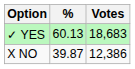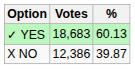columns swapped: (108, 14) <-> (68, 14)
